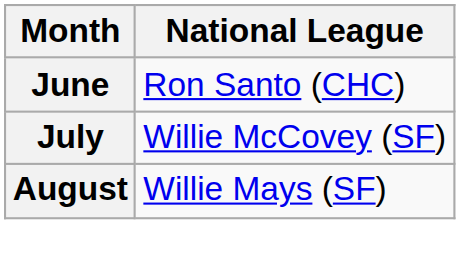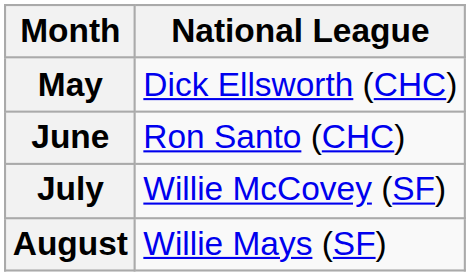+ row: (70, 84)
